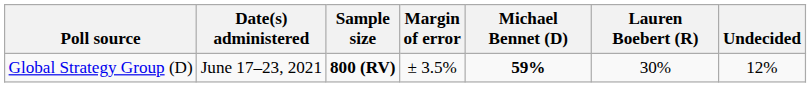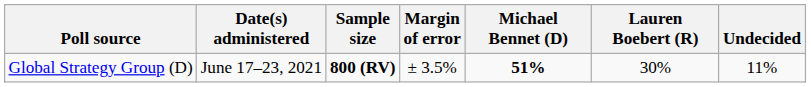(528, 67) 59% -> (528, 67) 51%
(762, 67) 12% -> (762, 67) 11%
